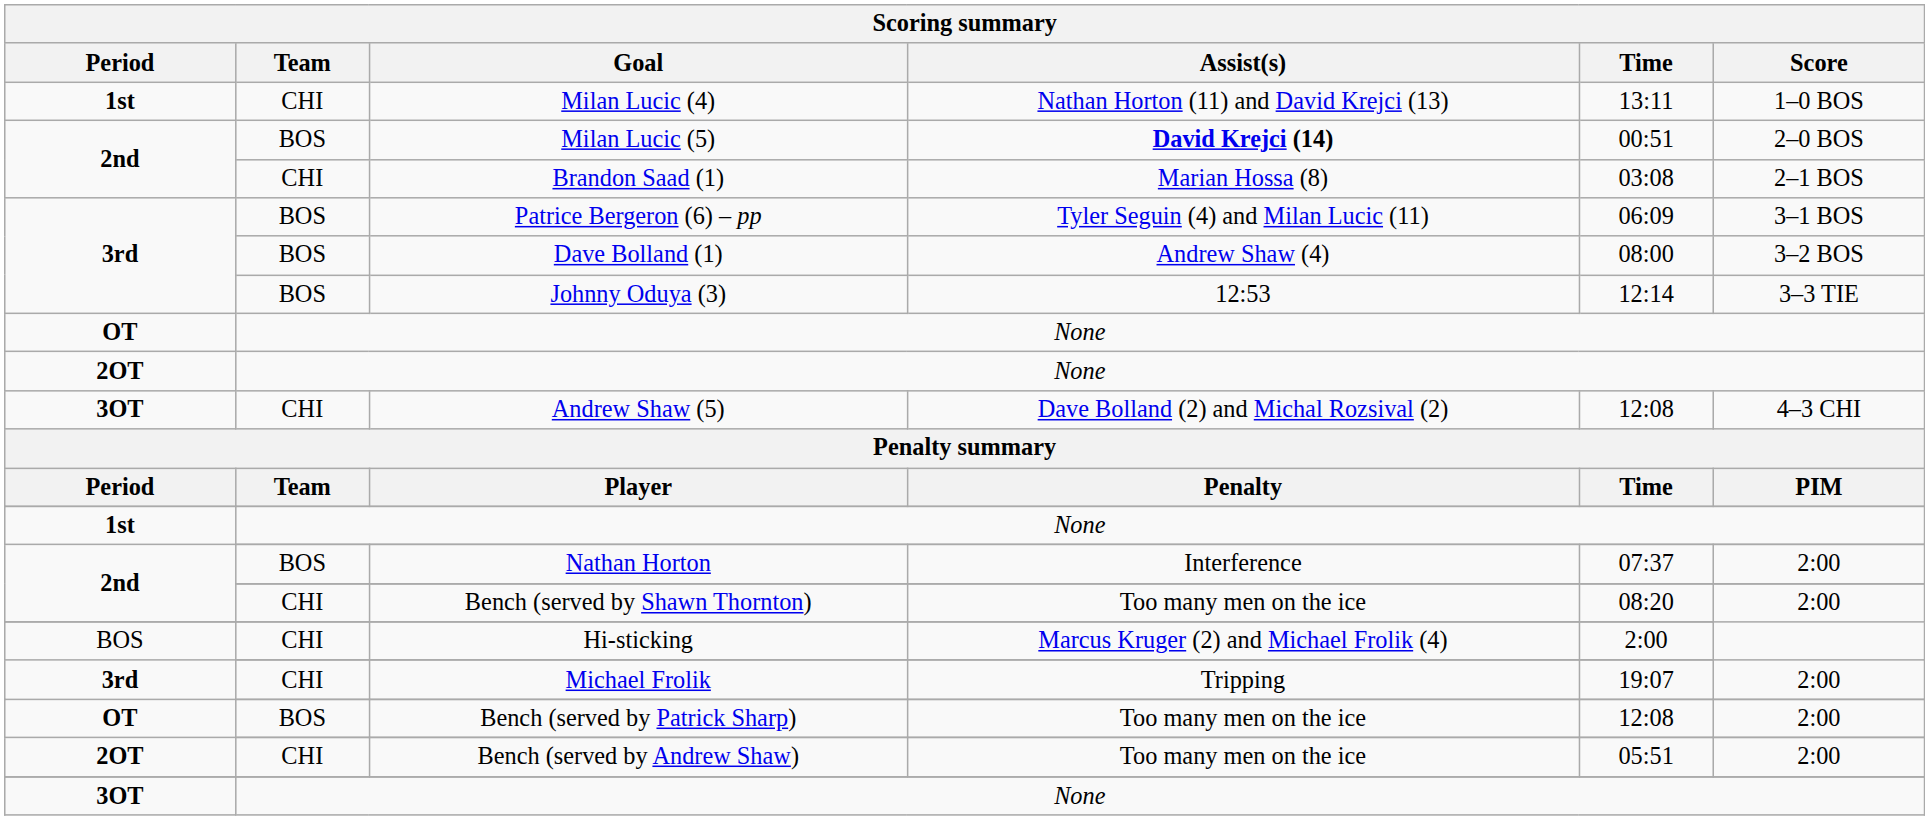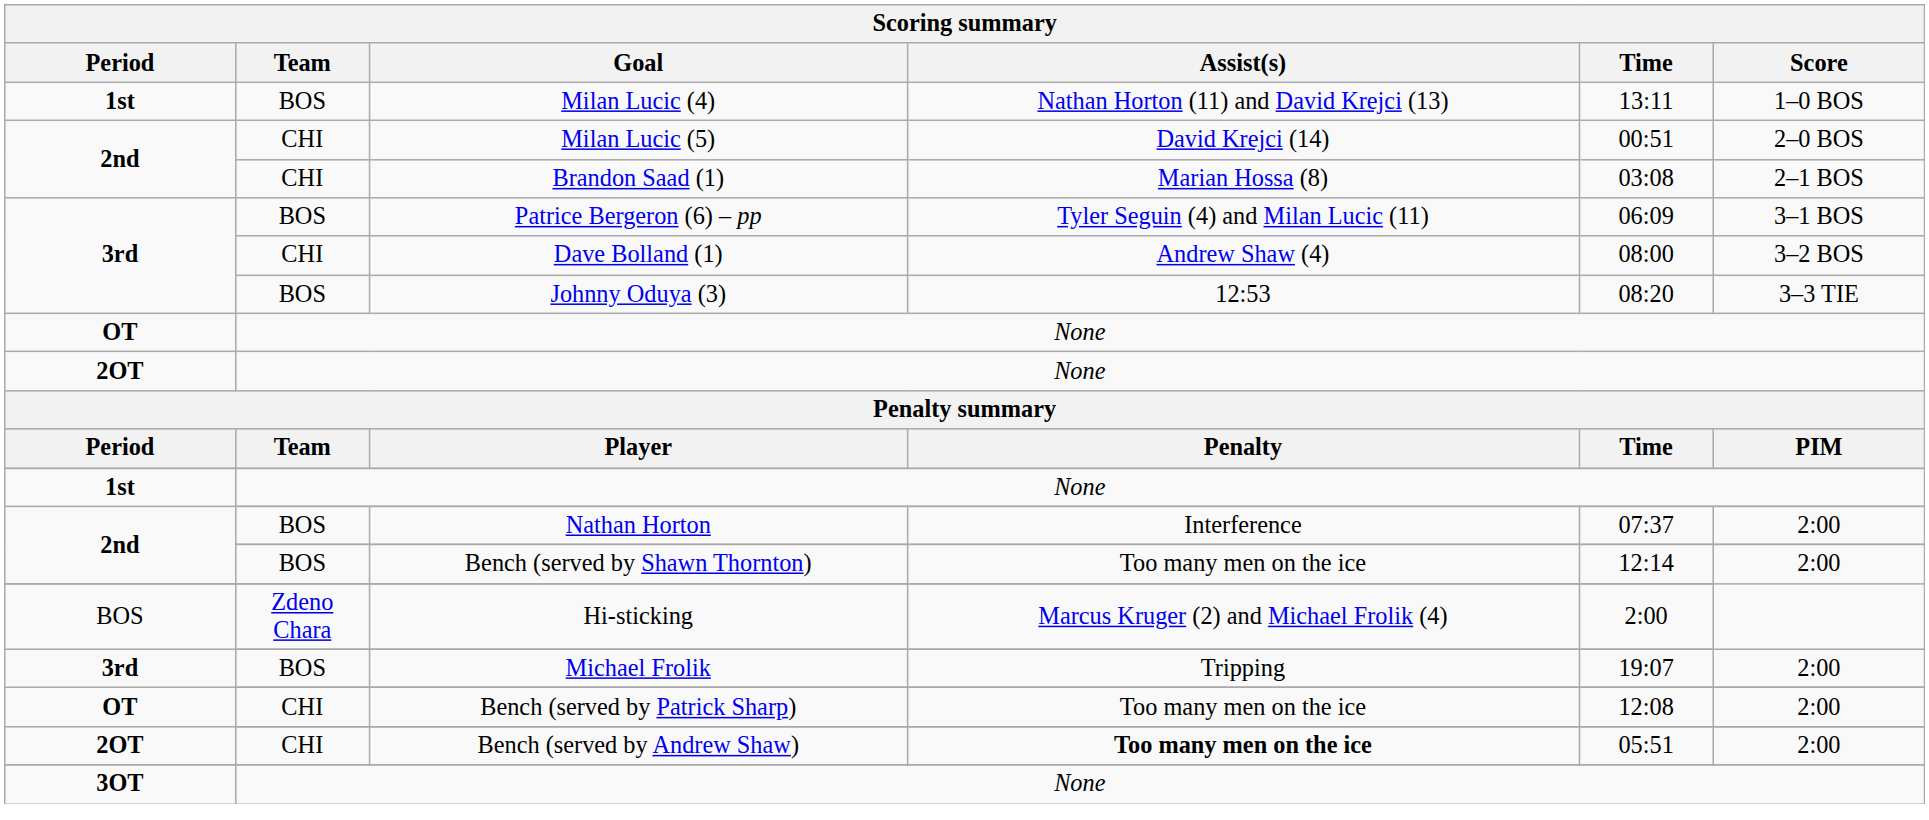(302, 100) CHI -> (302, 100) BOS
(302, 139) BOS -> (302, 139) CHI
(1243, 139) bold -> (1243, 139) normal
(302, 255) BOS -> (302, 255) CHI
(1646, 293) 12:14 -> (1646, 293) 08:20
- row: (120, 409)
(302, 602) CHI -> (302, 563) BOS
(1646, 602) 08:20 -> (1646, 563) 12:14
(302, 640) CHI -> (302, 616) Zdeno Chara
(302, 679) CHI -> (302, 668) BOS
(302, 718) BOS -> (302, 706) CHI
(1243, 756) normal -> (1243, 745) bold
